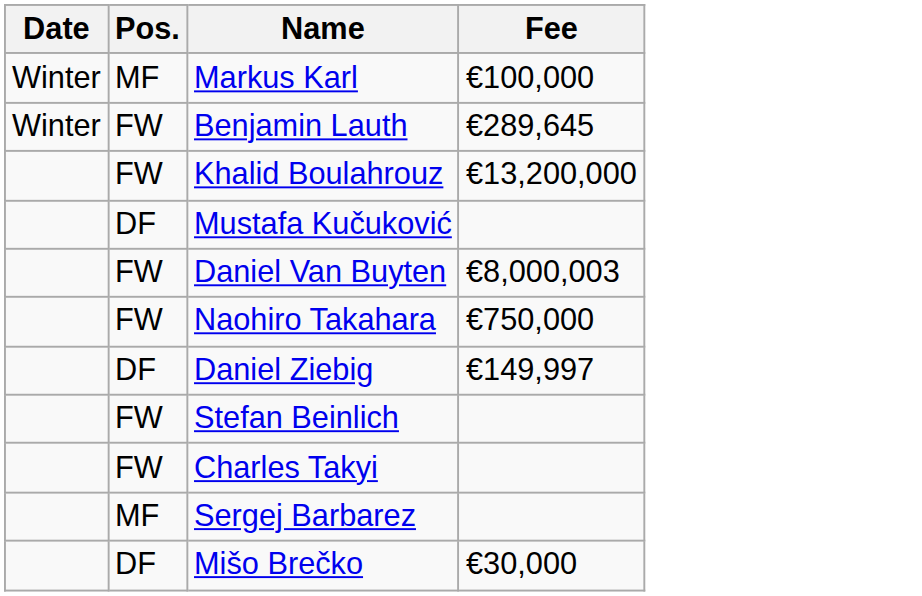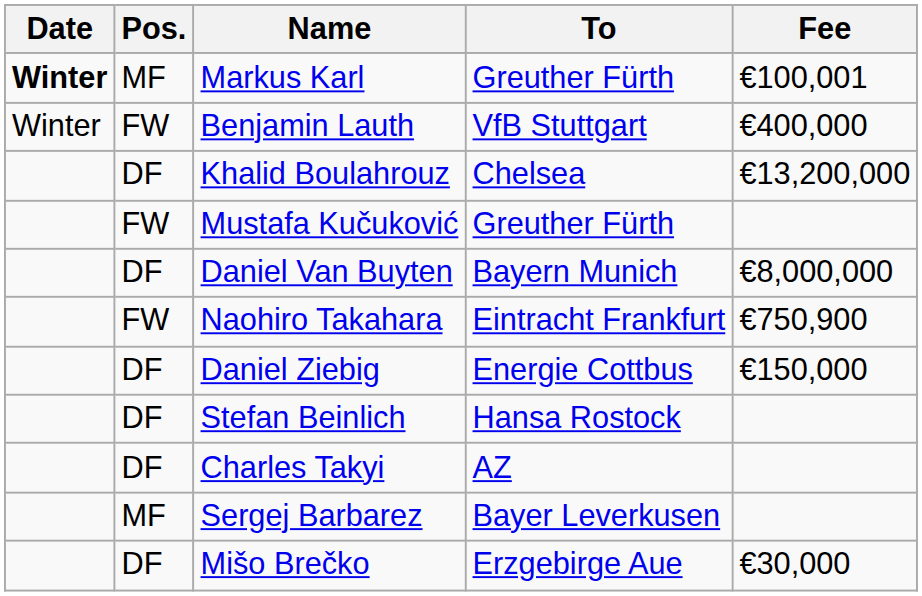+ column: (599, 28)
(56, 77) normal -> (60, 77) bold
(530, 77) €100,000 -> (803, 77) €100,001
(530, 126) €289,645 -> (803, 126) €400,000
(139, 175) FW -> (142, 175) DF
(135, 223) DF -> (145, 223) FW
(139, 272) FW -> (142, 272) DF
(543, 272) €8,000,003 -> (816, 272) €8,000,000
(530, 321) €750,000 -> (803, 321) €750,900
(530, 369) €149,997 -> (803, 369) €150,000
(139, 418) FW -> (142, 418) DF
(139, 467) FW -> (142, 467) DF
